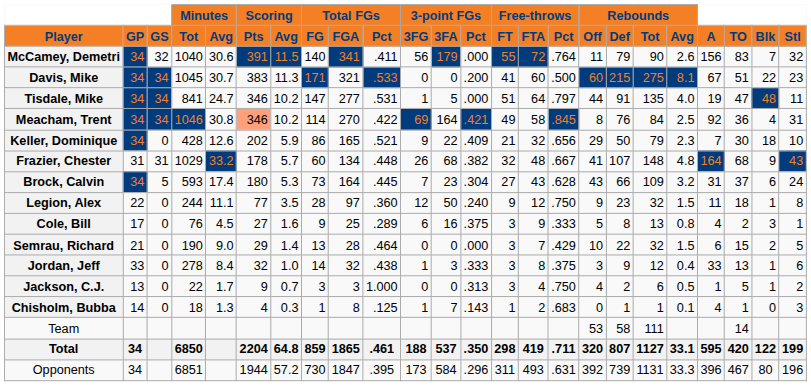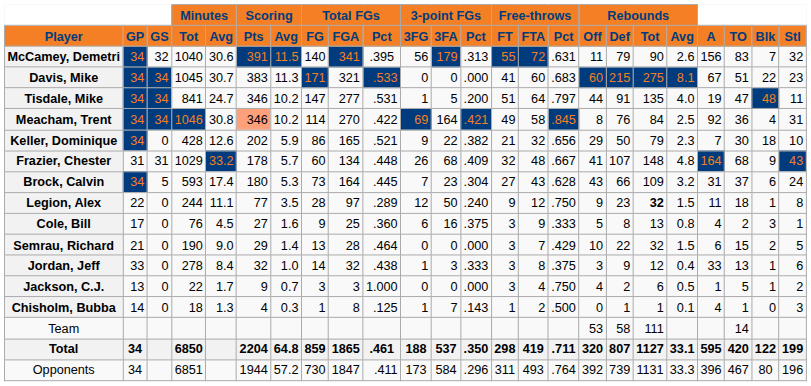(386, 56) .411 -> (382, 56) .395
(476, 56) .000 -> (476, 56) .313
(564, 56) .764 -> (564, 56) .631
(476, 77) .200 -> (476, 77) .000
(564, 77) .500 -> (564, 77) .683
(476, 98) .000 -> (476, 98) .200
(476, 140) .409 -> (476, 140) .382
(476, 161) .382 -> (476, 161) .409
(385, 203) .360 -> (385, 203) .289
(657, 203) normal -> (657, 203) bold
(385, 224) .289 -> (385, 224) .360
(476, 286) .313 -> (476, 286) .000
(564, 307) .683 -> (564, 307) .500
(382, 370) .395 -> (386, 370) .411
(564, 370) .631 -> (564, 370) .764
